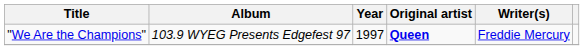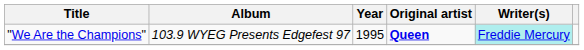(370, 34) 1997 -> (370, 34) 1995
(524, 34) no background -> (524, 34) paleturquoise background
